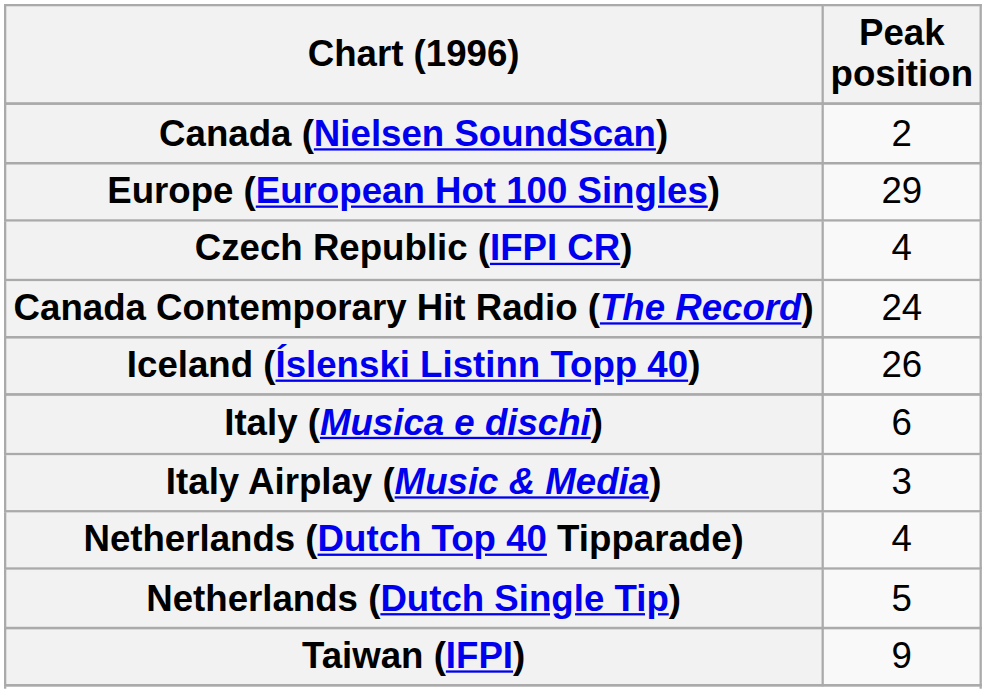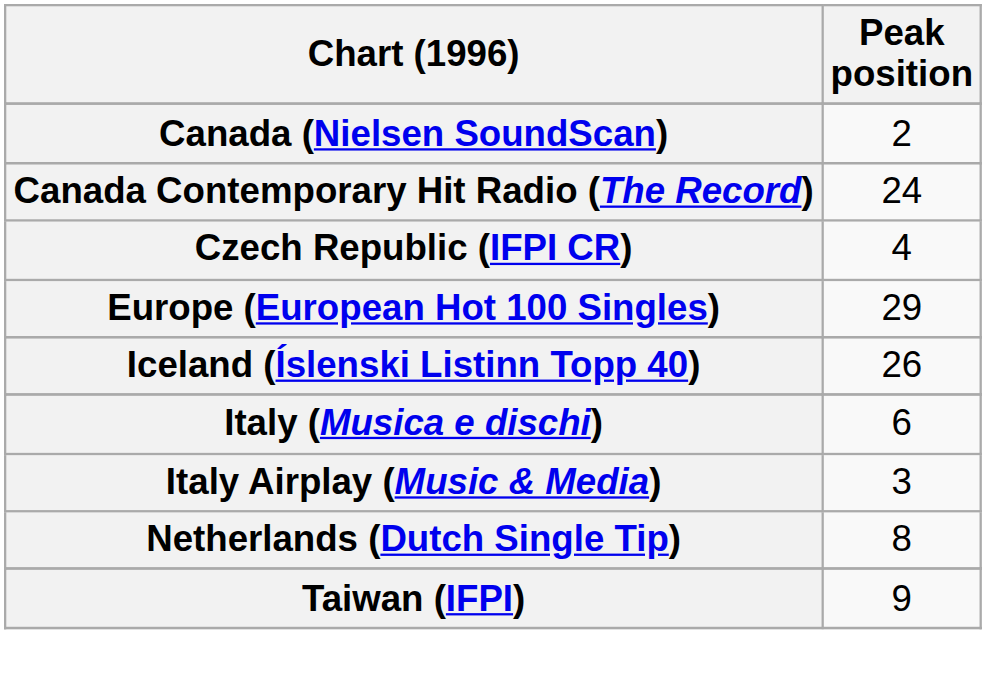rows swapped: (414, 307) <-> (414, 190)
- row: (414, 539)
(902, 597) 5 -> (902, 539) 8
